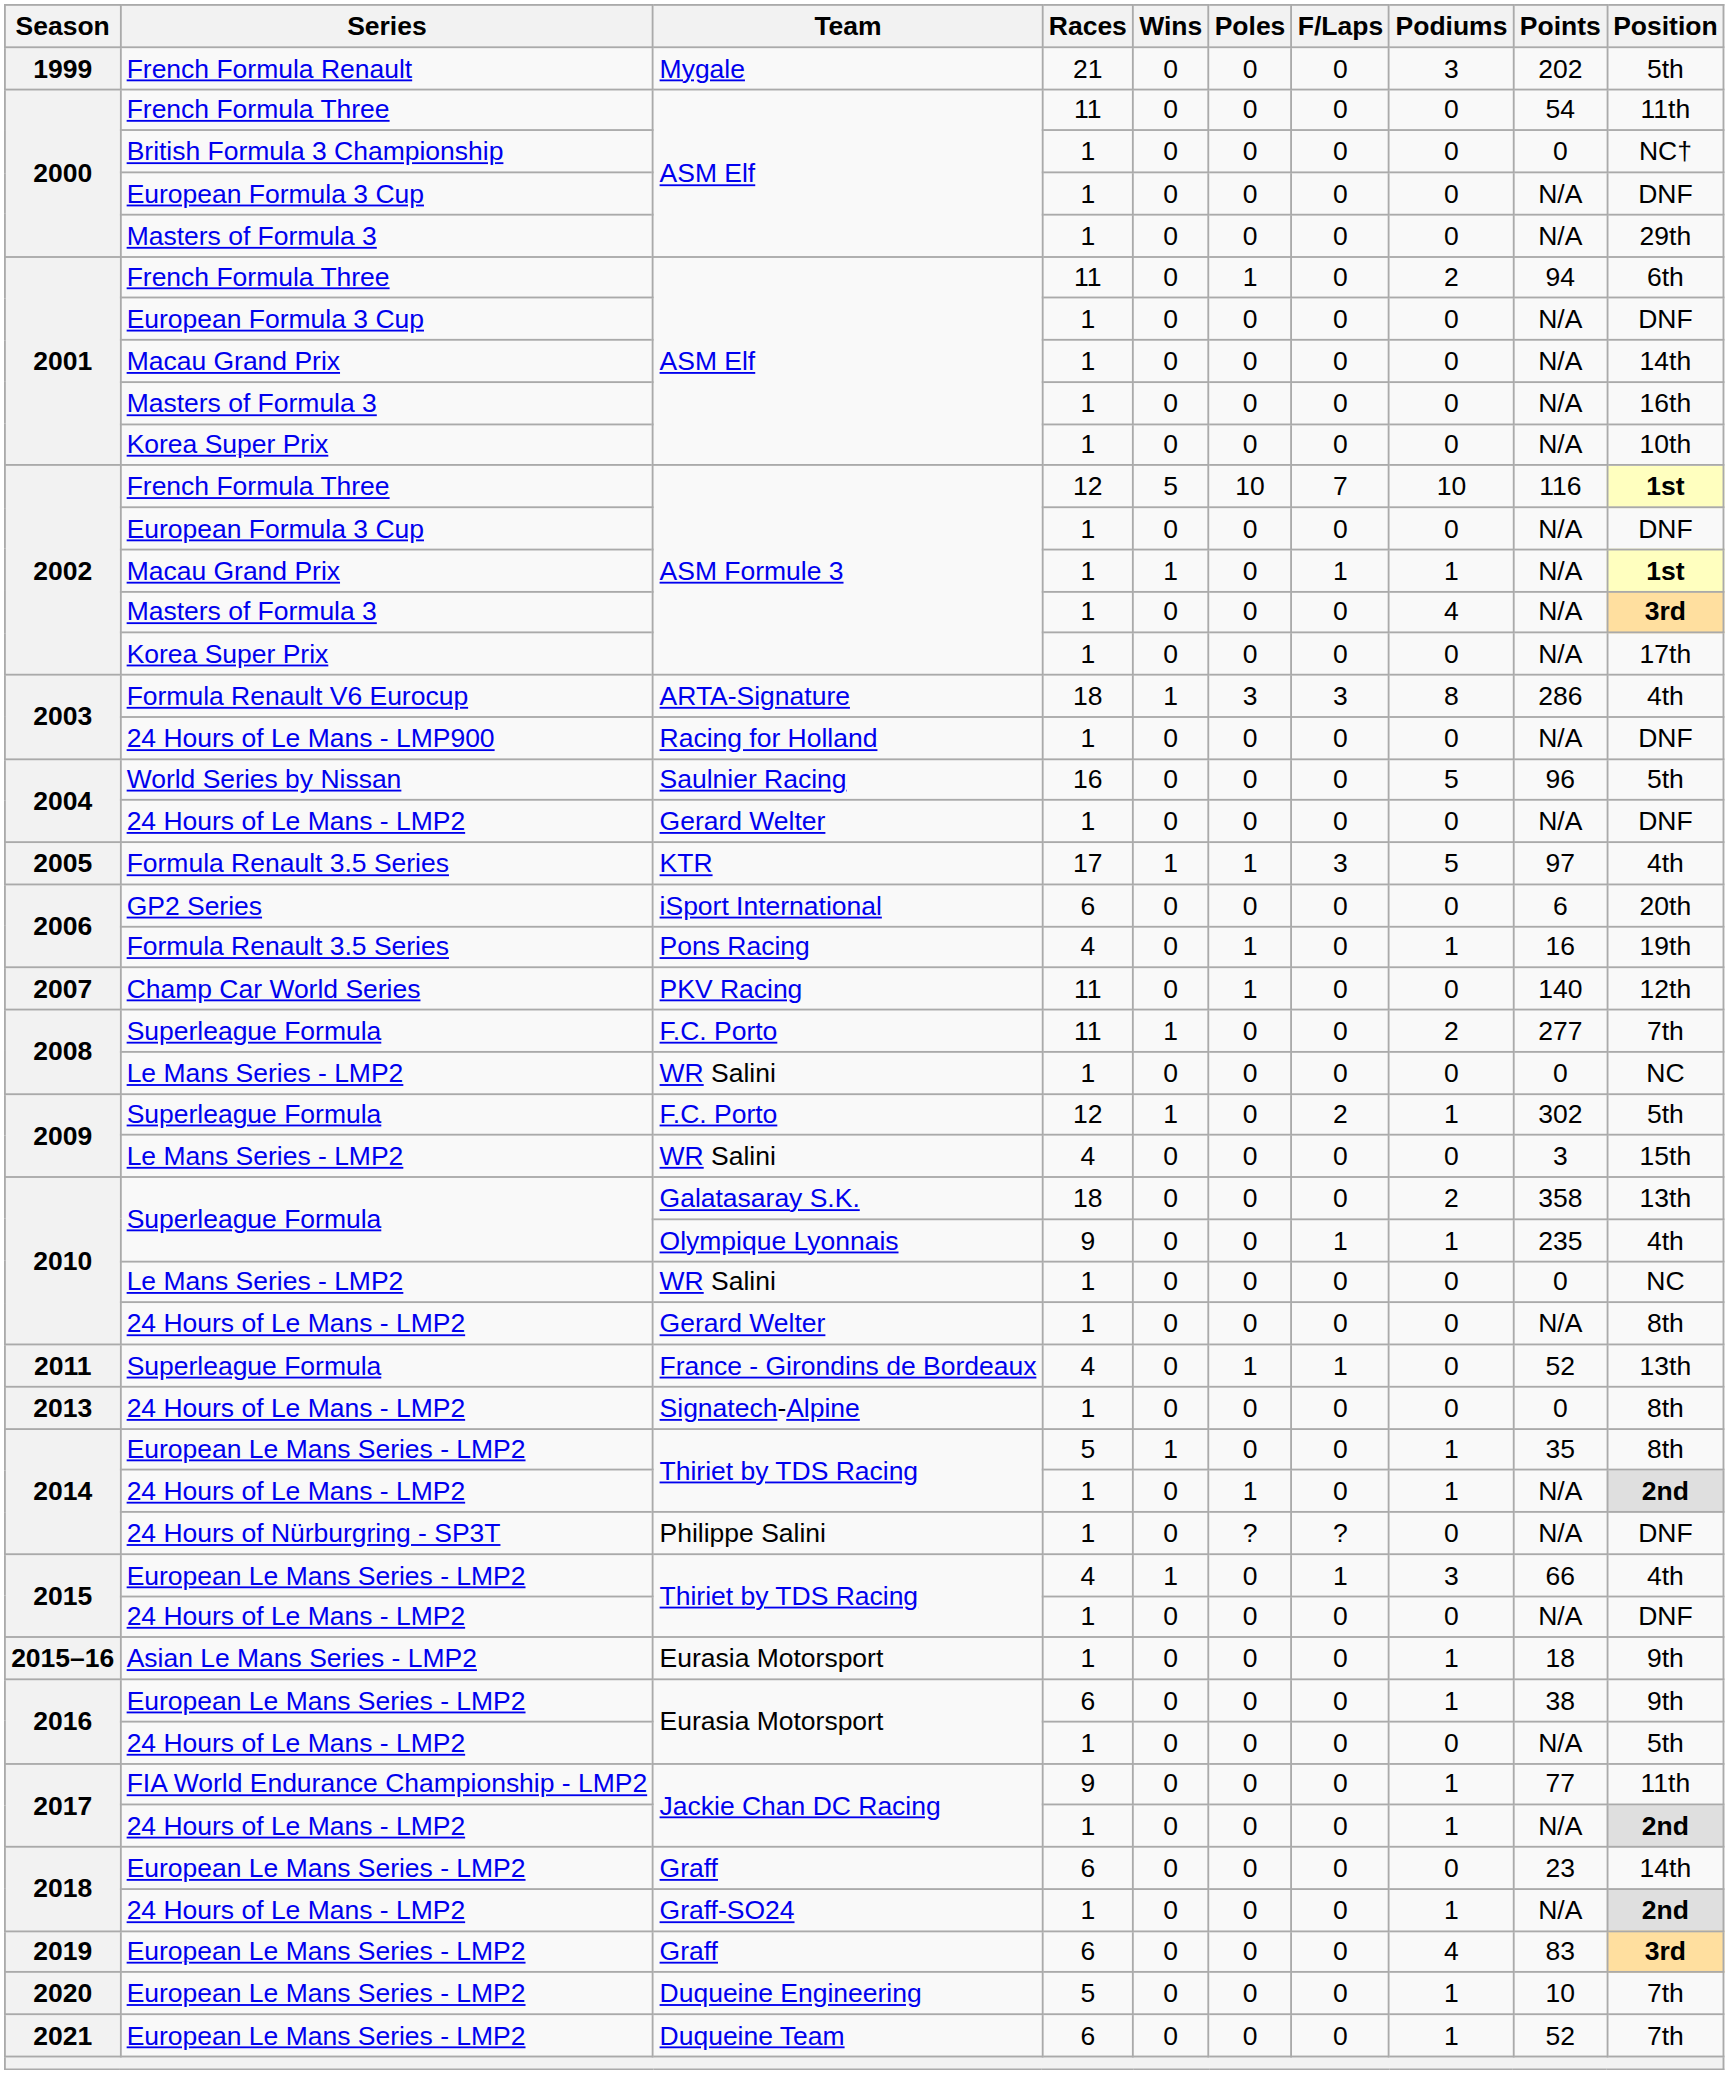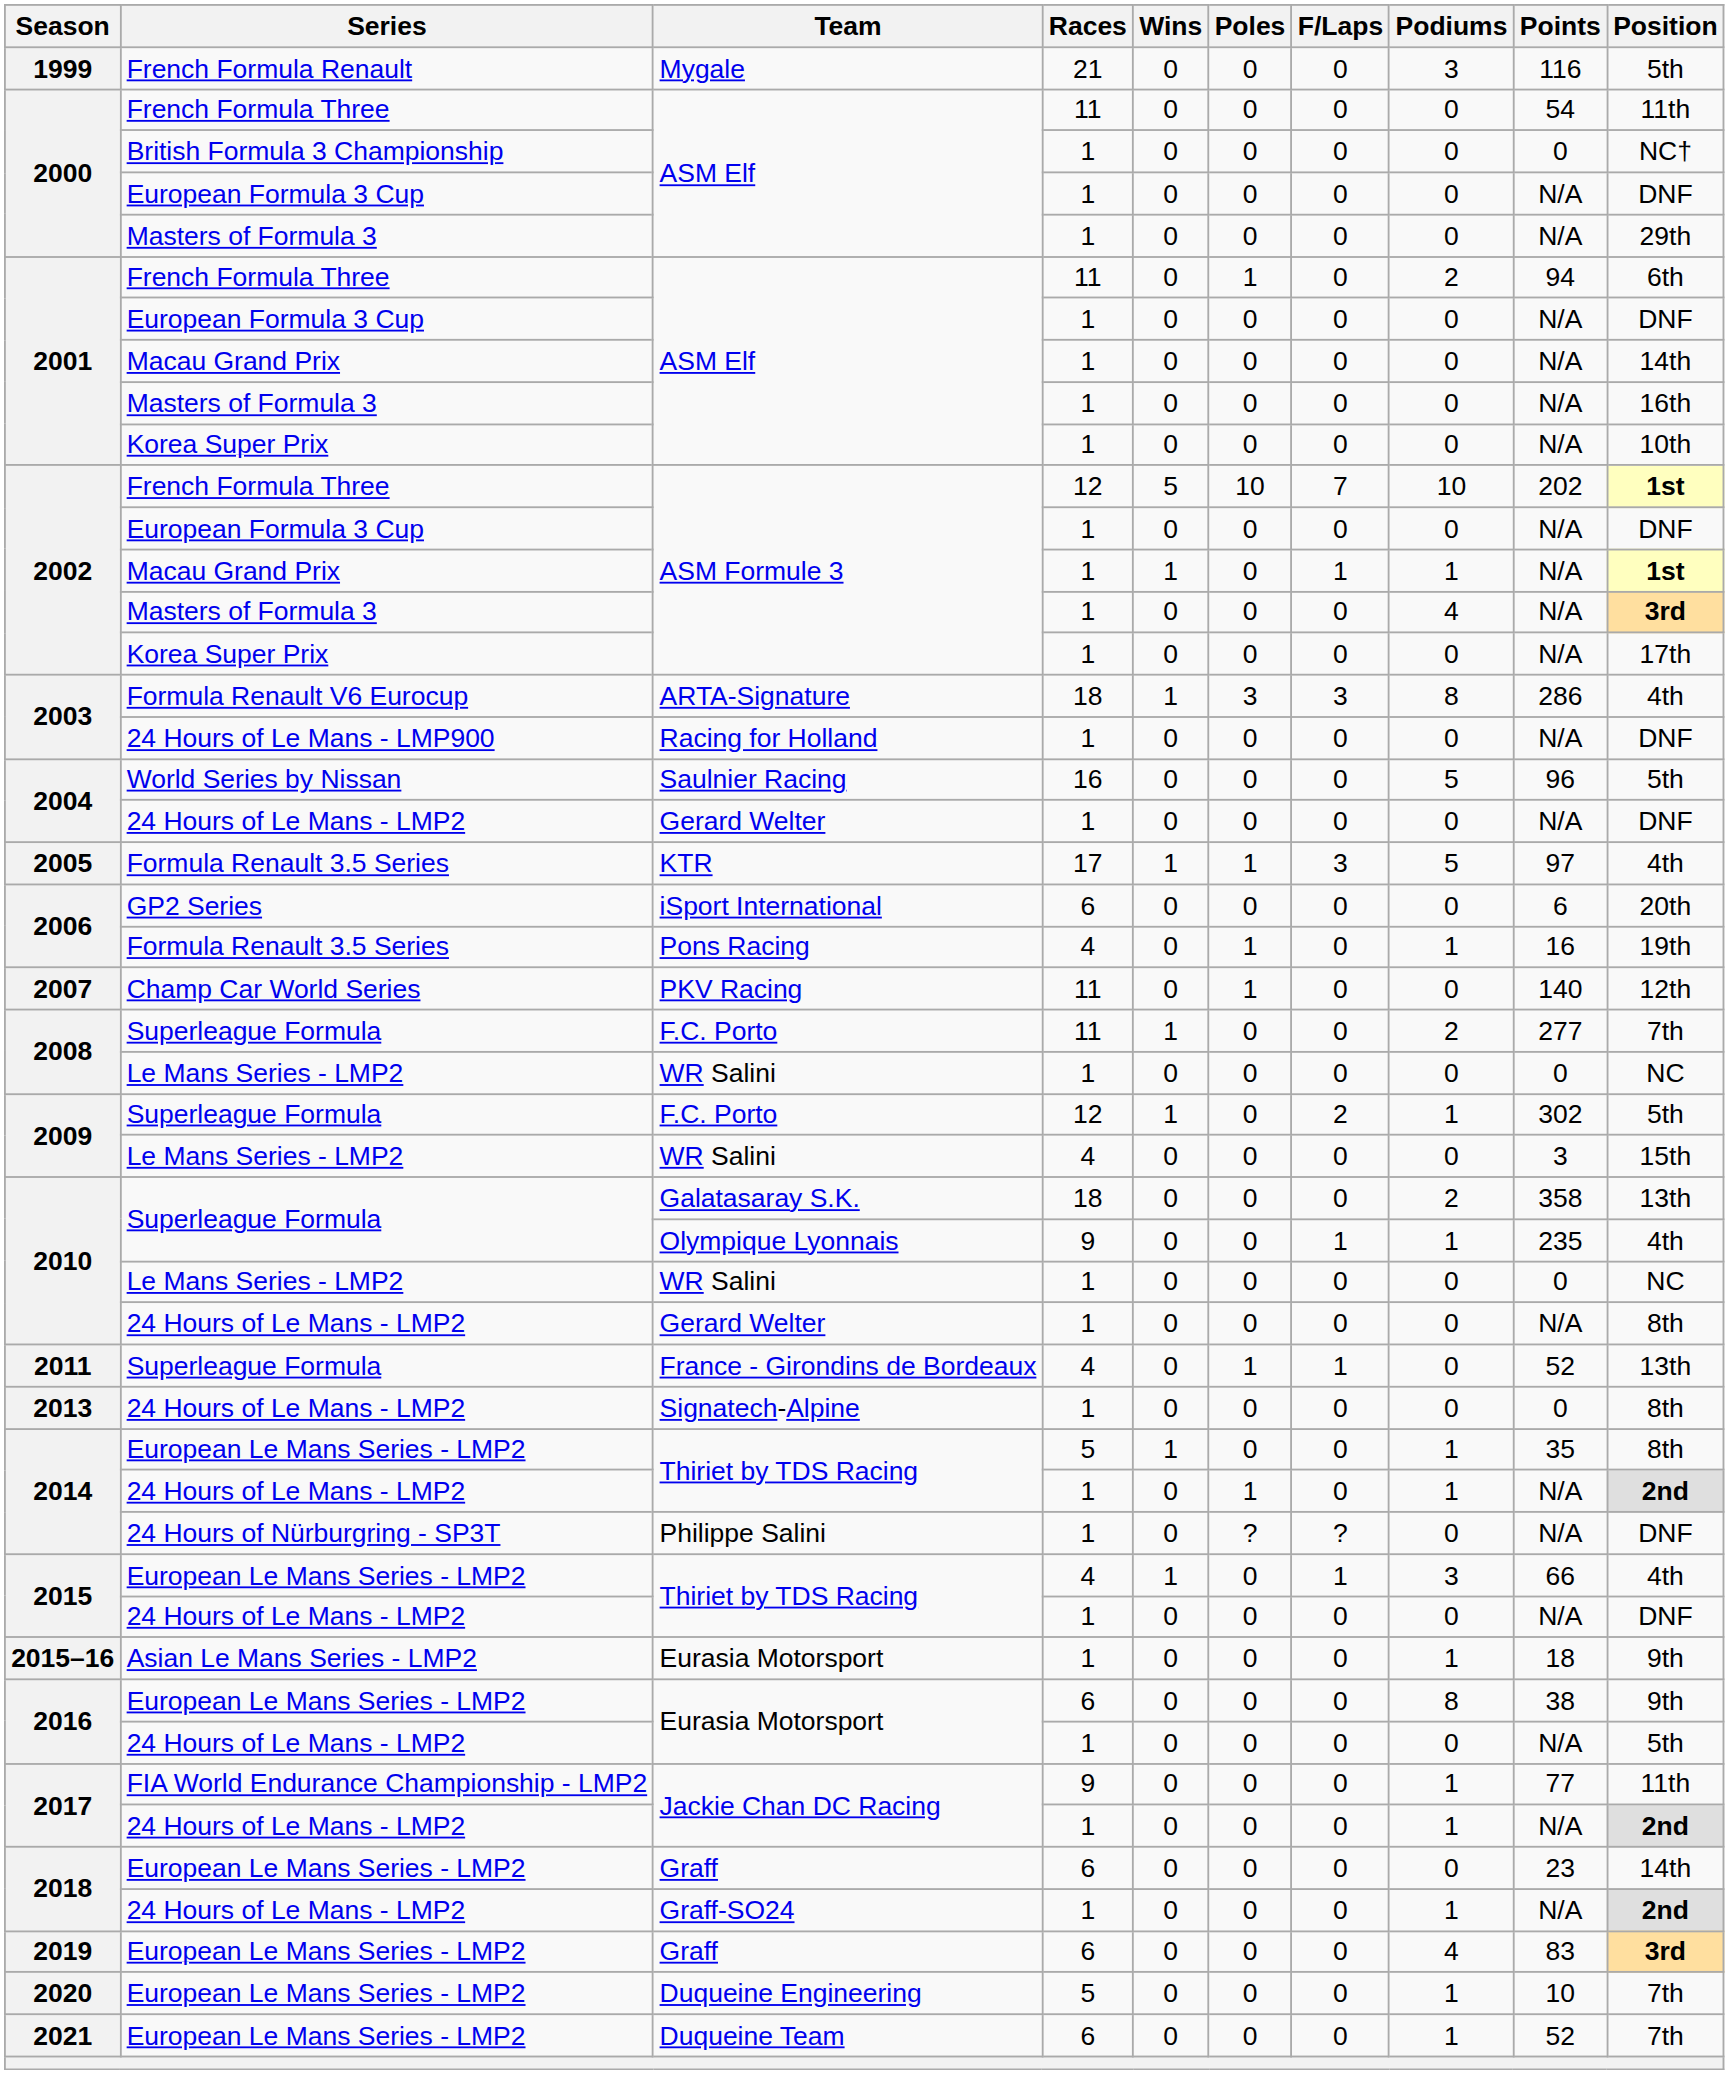(1560, 68) 202 -> (1560, 68) 116
(1560, 487) 116 -> (1560, 487) 202
(1451, 1701) 1 -> (1451, 1701) 8
